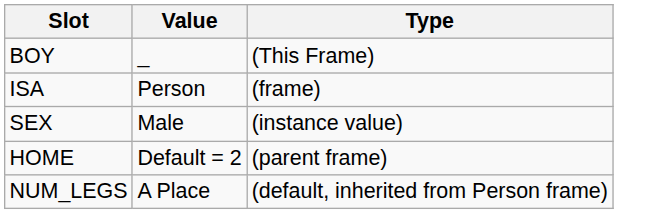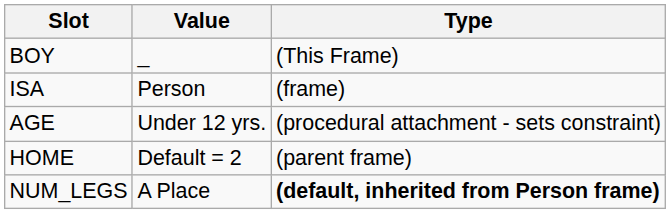- row: (31, 123)
+ row: (32, 123)
(430, 191) normal -> (468, 191) bold
